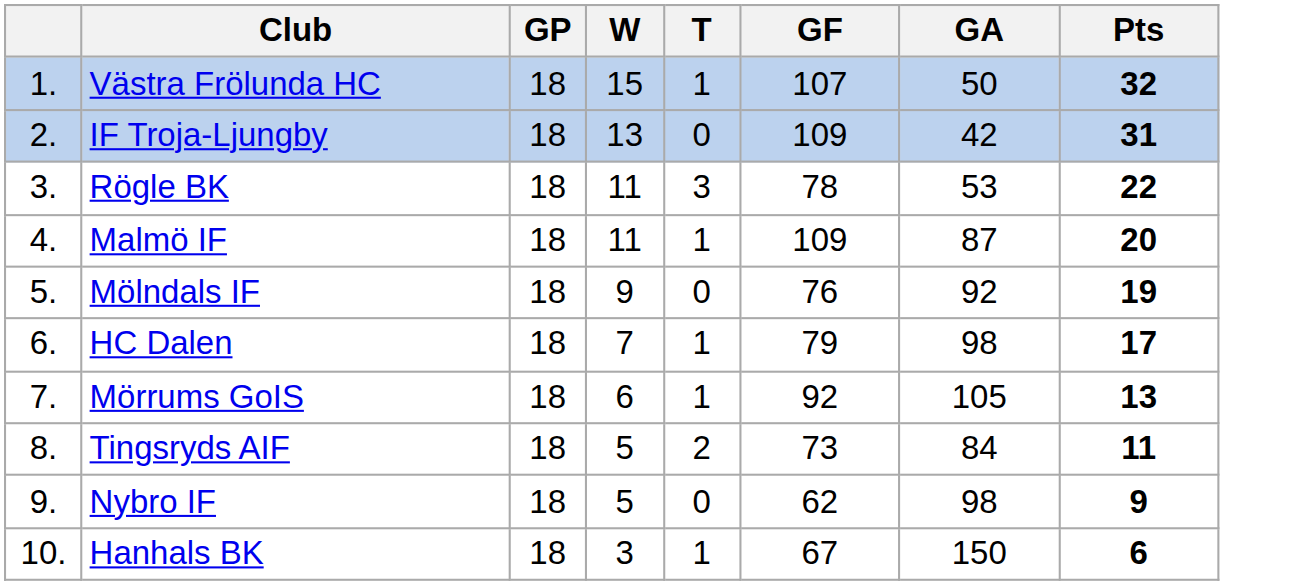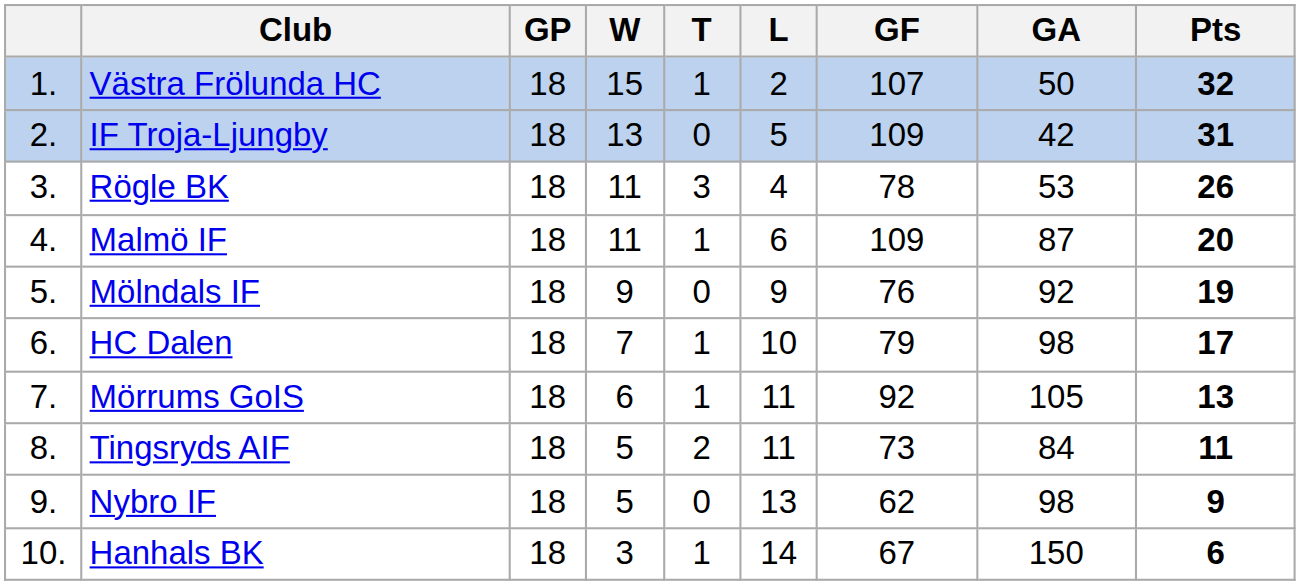+ column: (779, 30)
(1139, 187) 22 -> (1216, 187) 26
